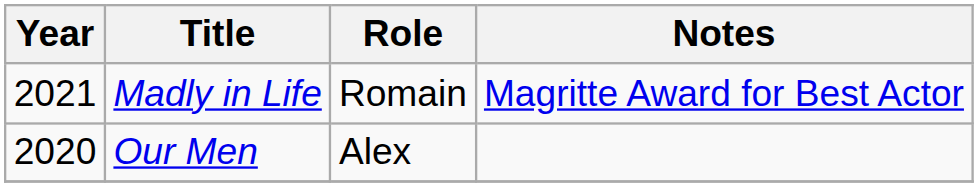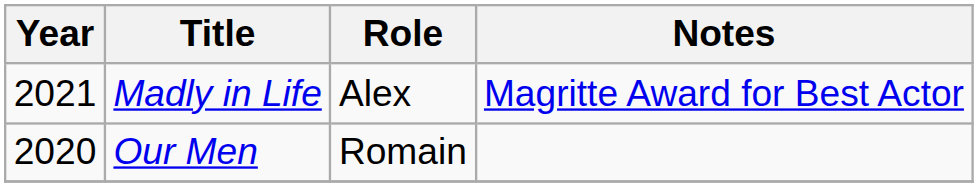(403, 92) Romain -> (375, 92) Alex
(375, 151) Alex -> (403, 151) Romain
